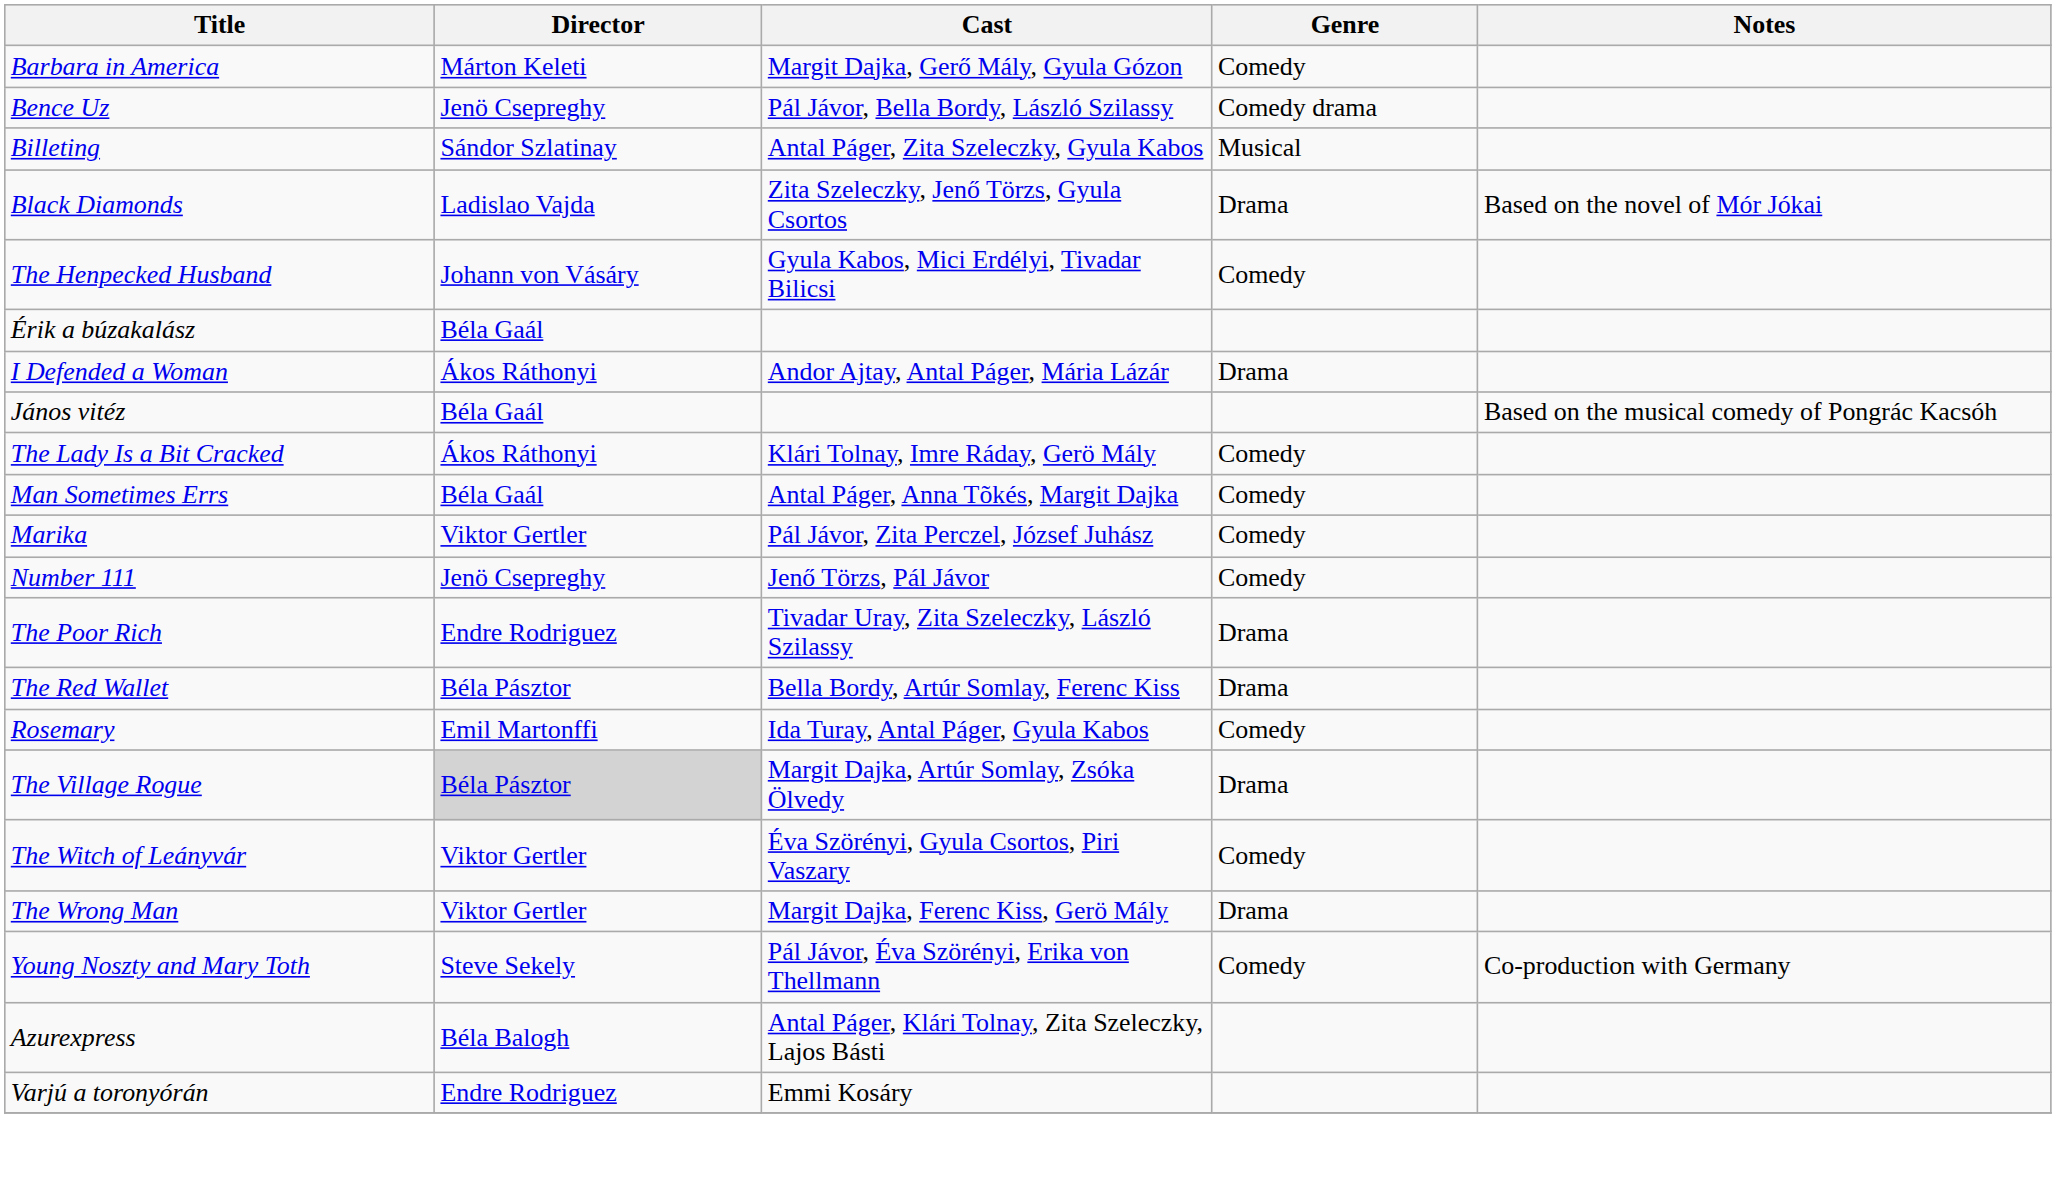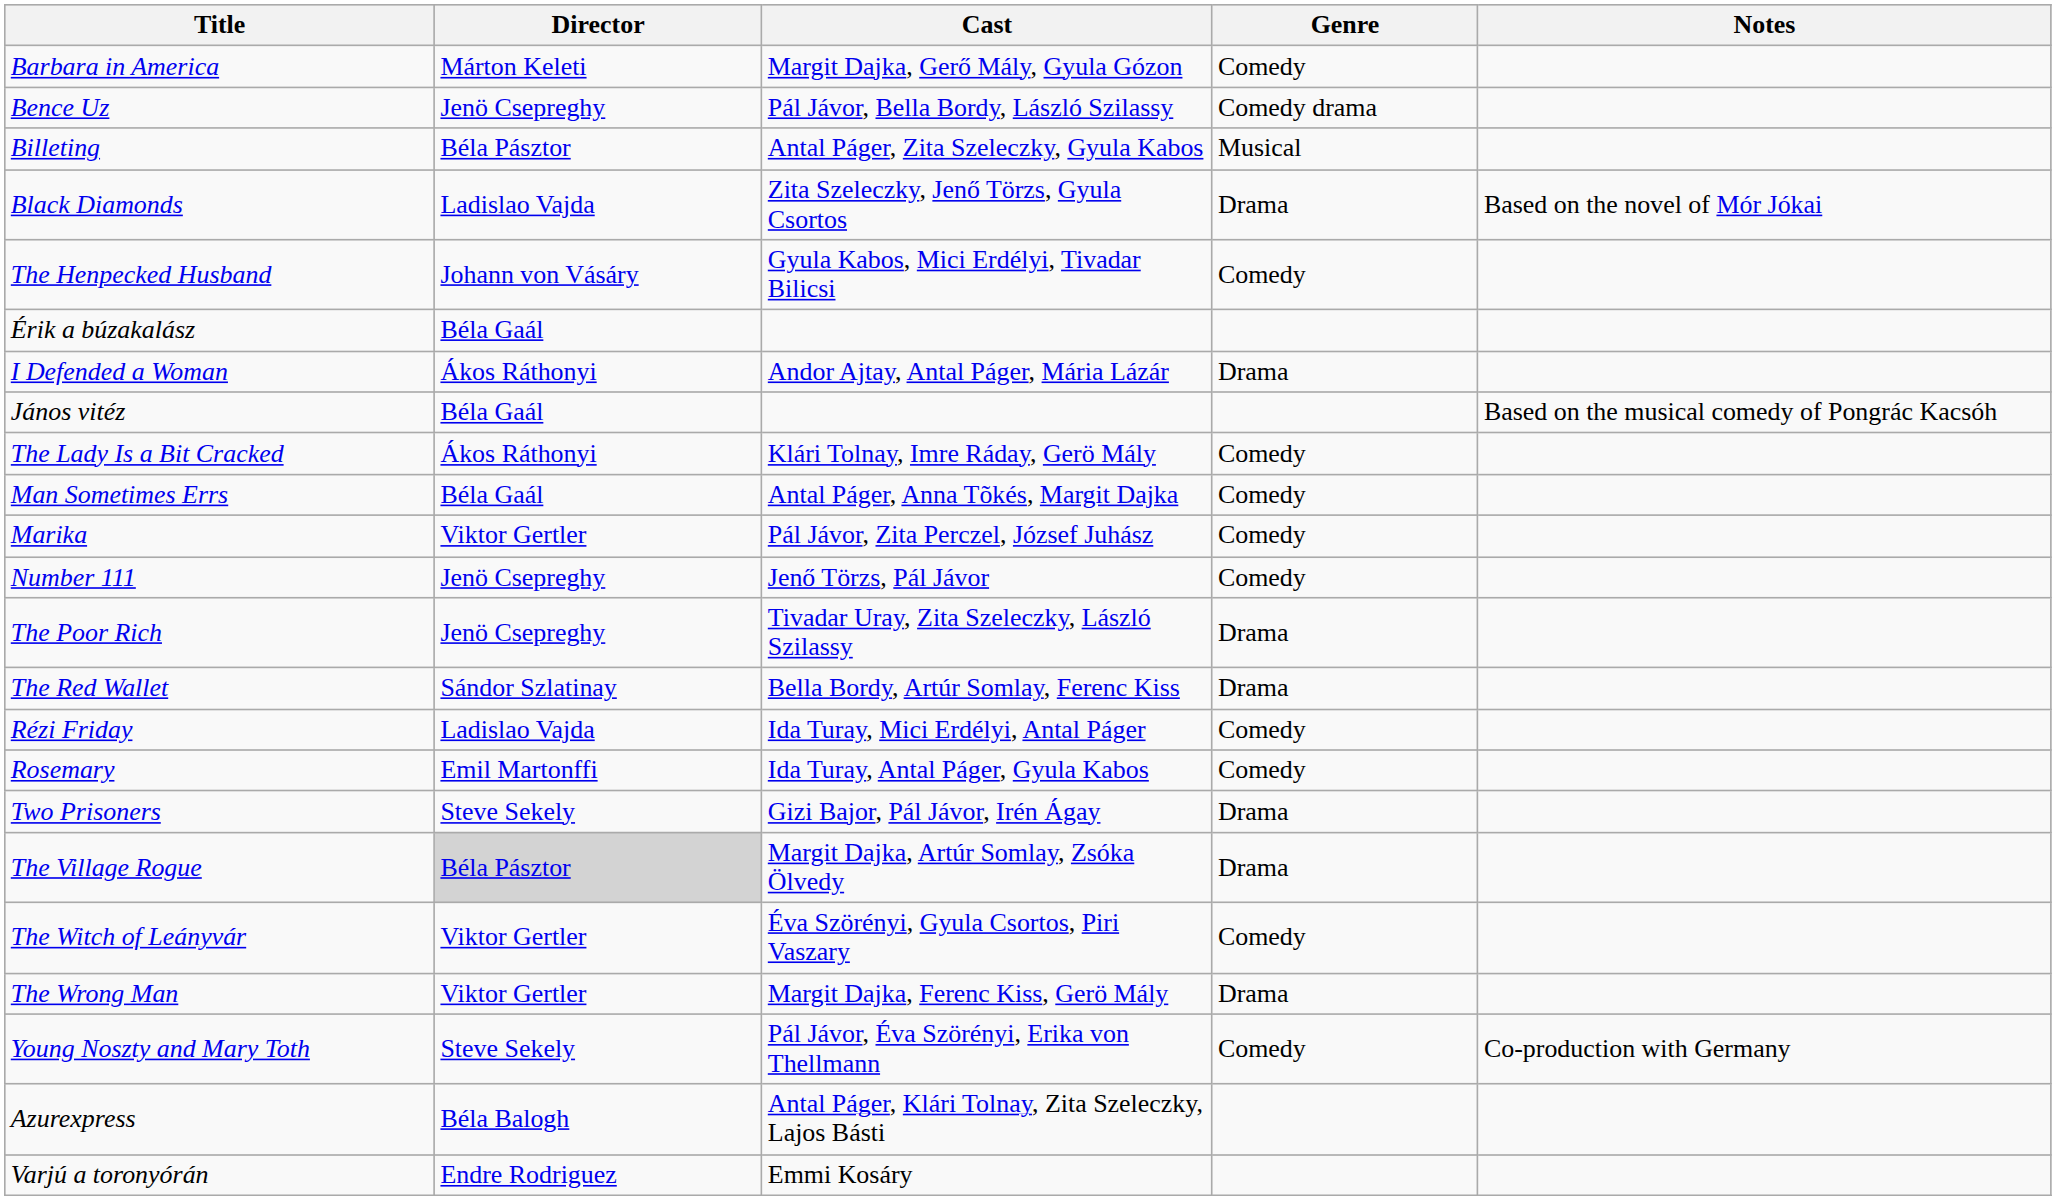(529, 148) Sándor Szlatinay -> (506, 148) Béla Pásztor
(529, 632) Endre Rodriguez -> (523, 632) Jenö Csepreghy
(506, 688) Béla Pásztor -> (529, 688) Sándor Szlatinay
+ row: (72, 729)
+ row: (86, 811)
